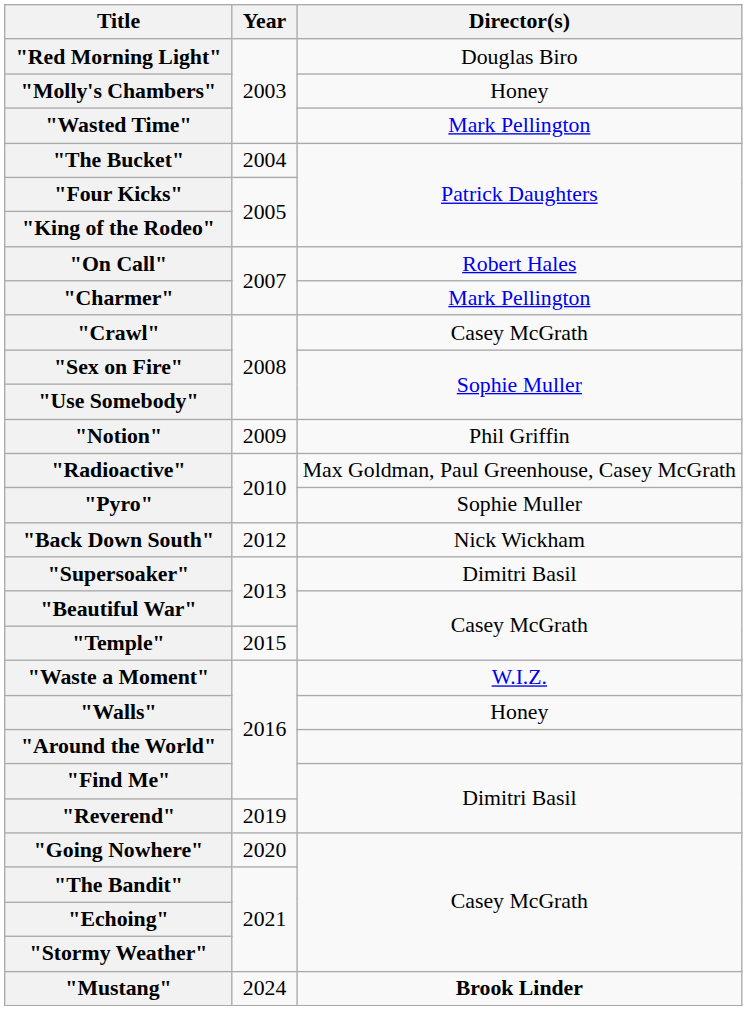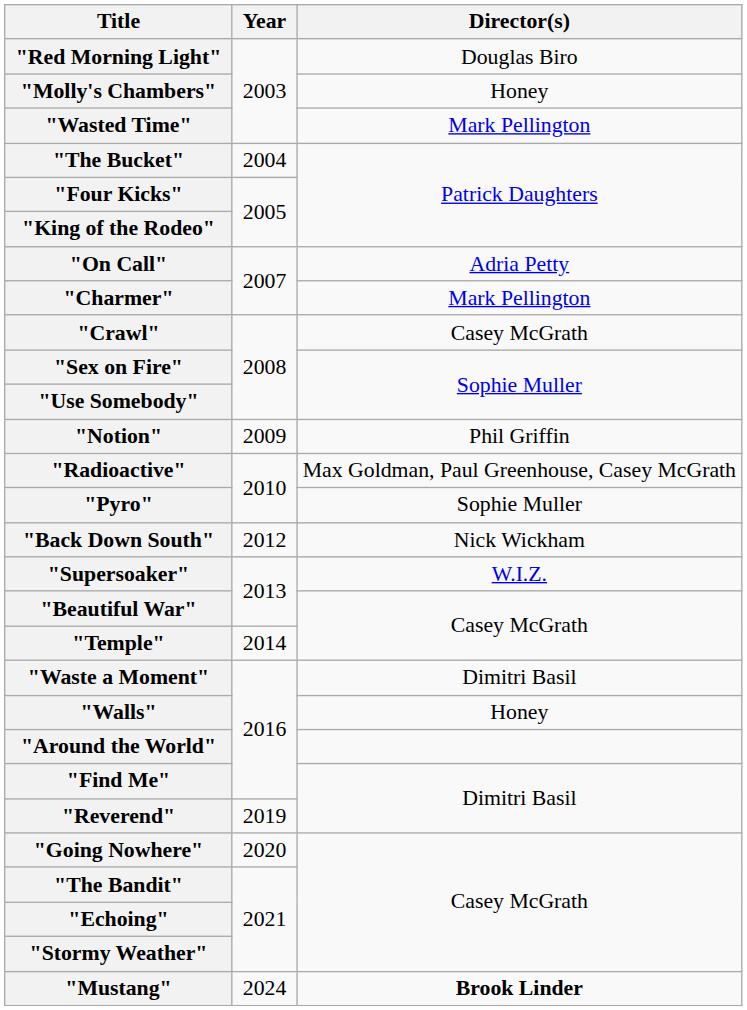(519, 263) Robert Hales -> (519, 263) Adria Petty
(519, 573) Dimitri Basil -> (519, 573) W.I.Z.
(265, 642) 2015 -> (265, 642) 2014
(519, 677) W.I.Z. -> (519, 677) Dimitri Basil
